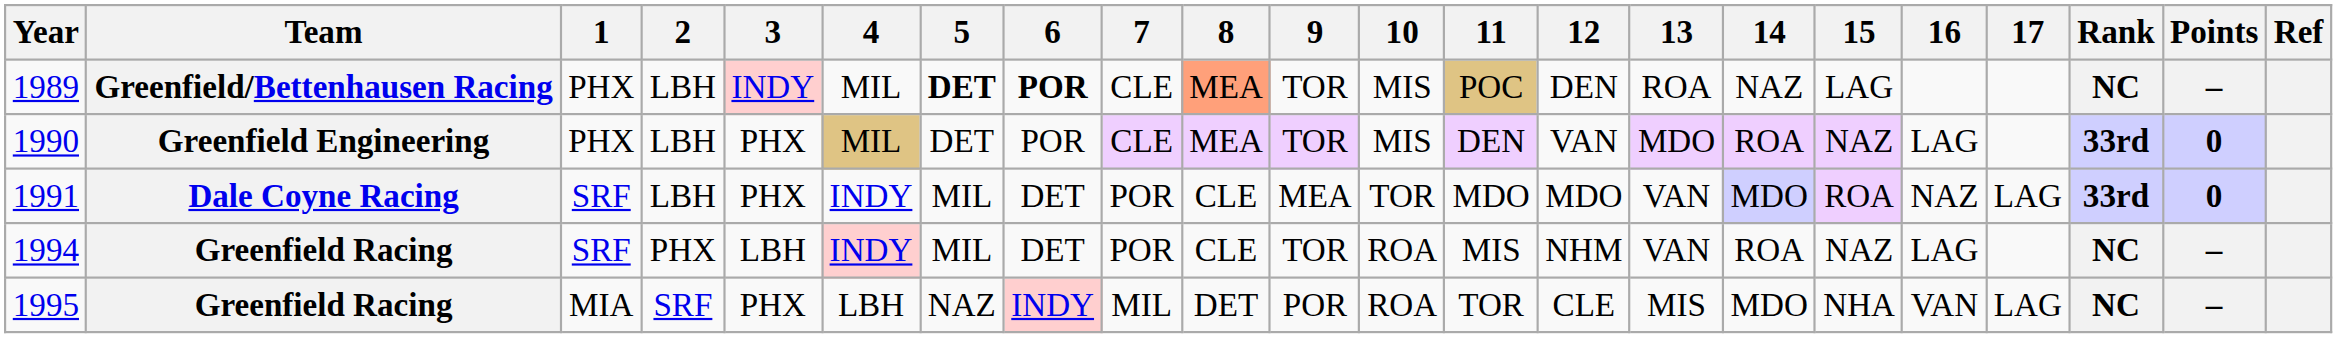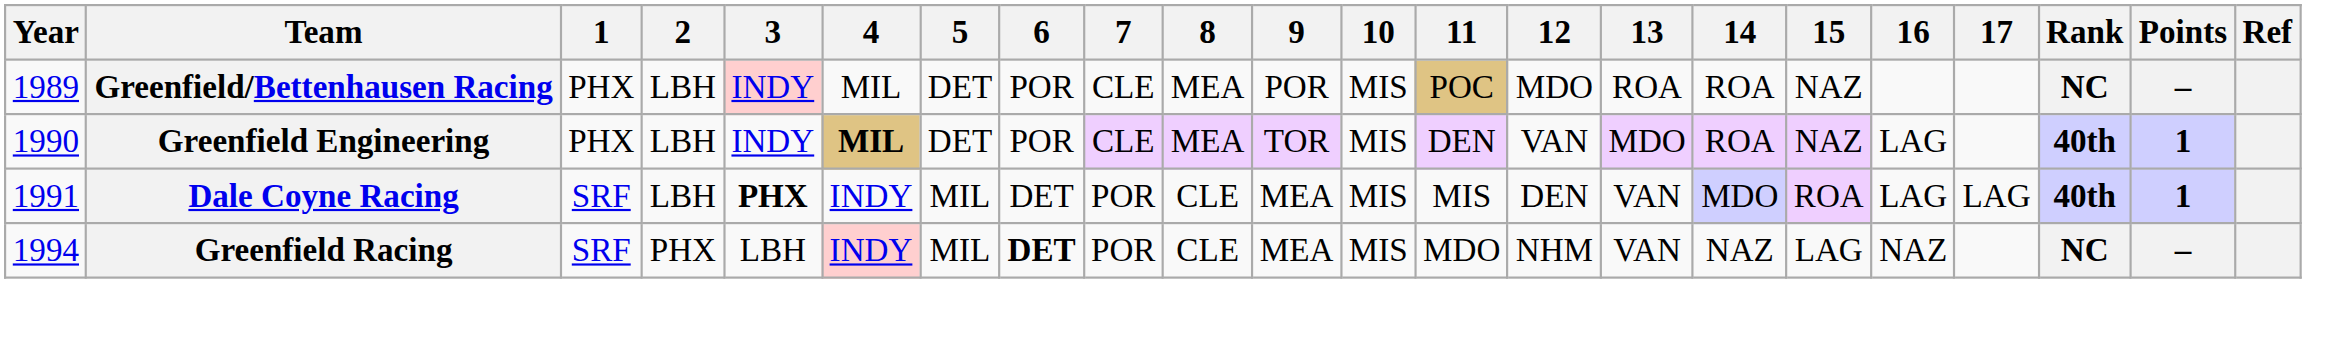(962, 86) bold -> (960, 86) normal
(1053, 86) bold -> (1042, 86) normal
(1226, 86) lightsalmon background -> (1208, 86) no background
(1315, 86) TOR -> (1297, 86) POR
(1584, 86) DEN -> (1554, 86) MDO
(1769, 86) NAZ -> (1740, 86) ROA
(1859, 86) LAG -> (1829, 86) NAZ
(773, 141) PHX -> (773, 141) INDY
(871, 141) normal -> (871, 141) bold
(2116, 141) 33rd -> (2085, 141) 40th
(2214, 141) 0 -> (2183, 141) 1
(773, 195) normal -> (773, 195) bold
(1402, 195) TOR -> (1378, 195) MIS
(1491, 195) MDO -> (1462, 195) MIS
(1584, 195) MDO -> (1554, 195) DEN
(1944, 195) NAZ -> (1913, 195) LAG
(2116, 195) 33rd -> (2085, 195) 40th
(2214, 195) 0 -> (2183, 195) 1
(1053, 250) normal -> (1042, 250) bold
(1315, 250) TOR -> (1297, 250) MEA
(1402, 250) ROA -> (1378, 250) MIS
(1491, 250) MIS -> (1462, 250) MDO
(1769, 250) ROA -> (1740, 250) NAZ
(1859, 250) NAZ -> (1829, 250) LAG
(1944, 250) LAG -> (1913, 250) NAZ
- row: (46, 305)
